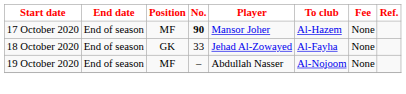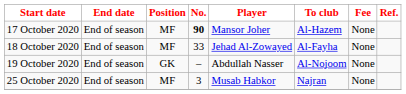(167, 47) GK -> (167, 47) MF
(167, 64) MF -> (167, 64) GK
+ row: (43, 81)
